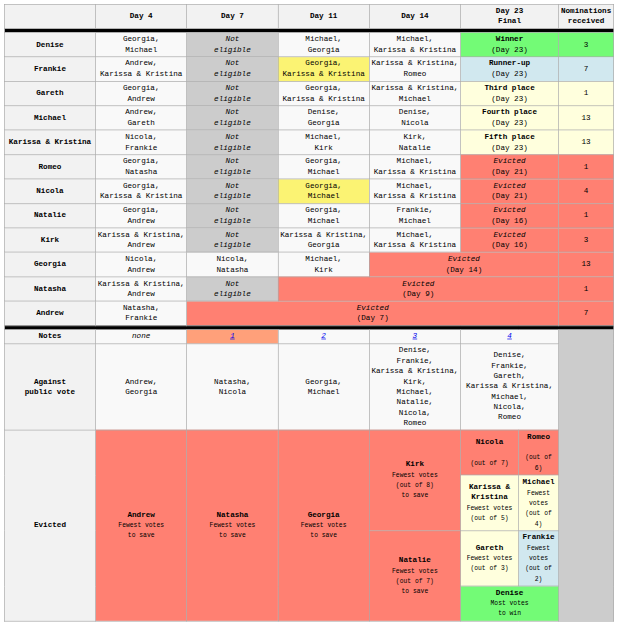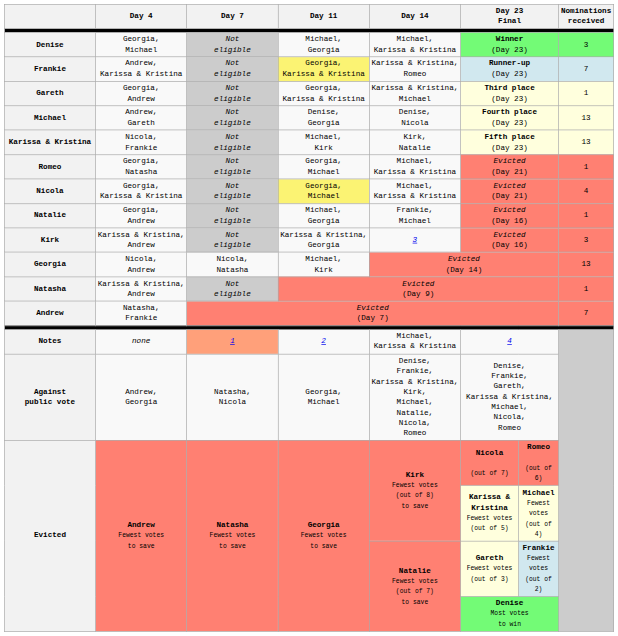(324, 215) Georgia, Michael -> (324, 215) Michael, Georgia
(415, 240) Michael, Karissa & Kristina -> (415, 240) 3
(415, 336) 3 -> (415, 341) Michael, Karissa & Kristina
